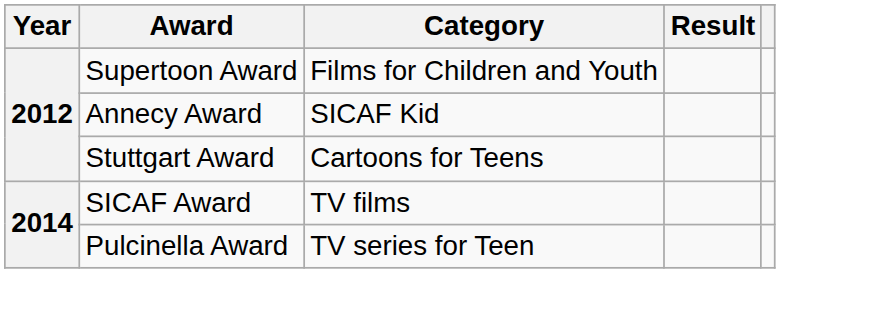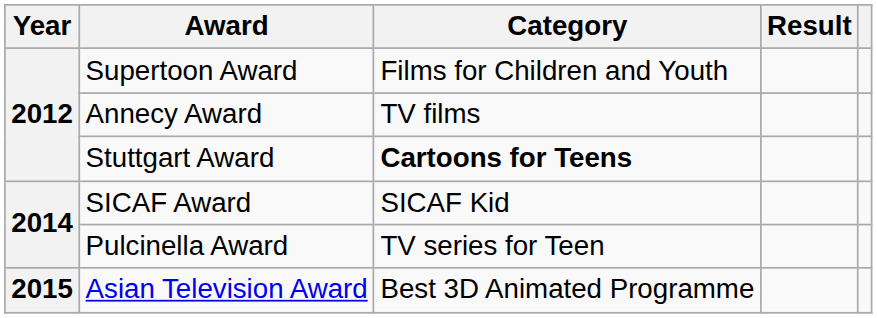(375, 114) SICAF Kid -> (430, 114) TV films
(427, 158) normal -> (506, 158) bold
(360, 202) TV films -> (445, 202) SICAF Kid
+ row: (227, 289)
